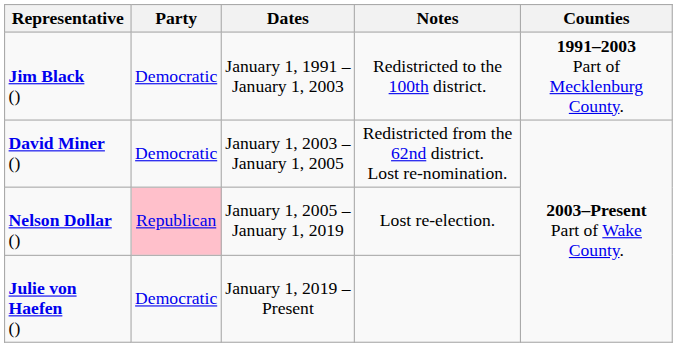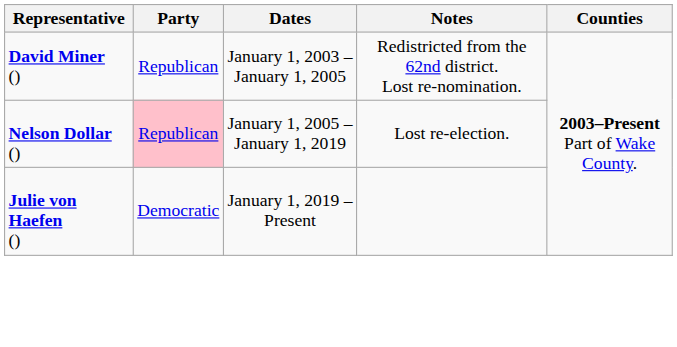- row: (46, 85)
(176, 153) Democratic -> (178, 66) Republican
